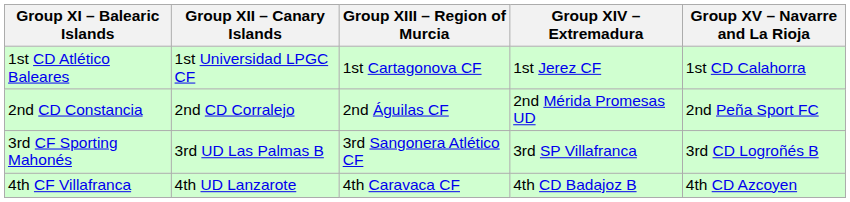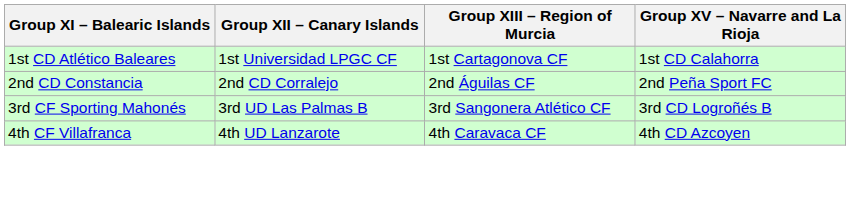- column: (596, 25)
